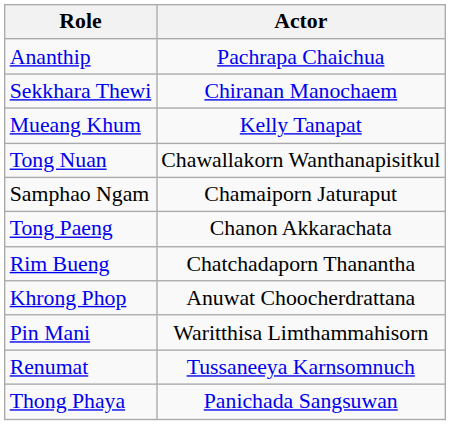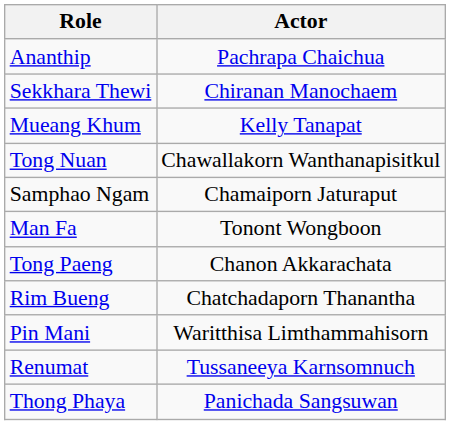+ row: (43, 228)
- row: (68, 297)
